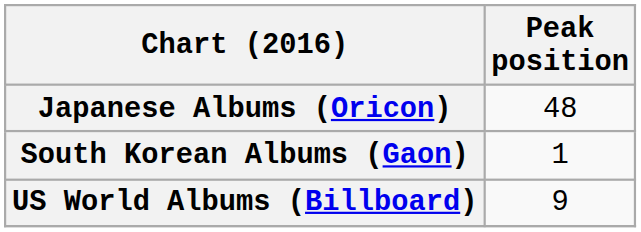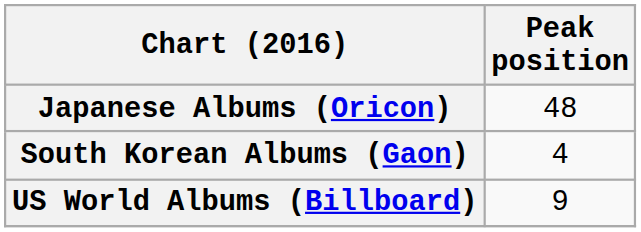(560, 155) 1 -> (560, 155) 4
